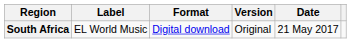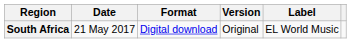columns swapped: (308, 12) <-> (111, 12)
